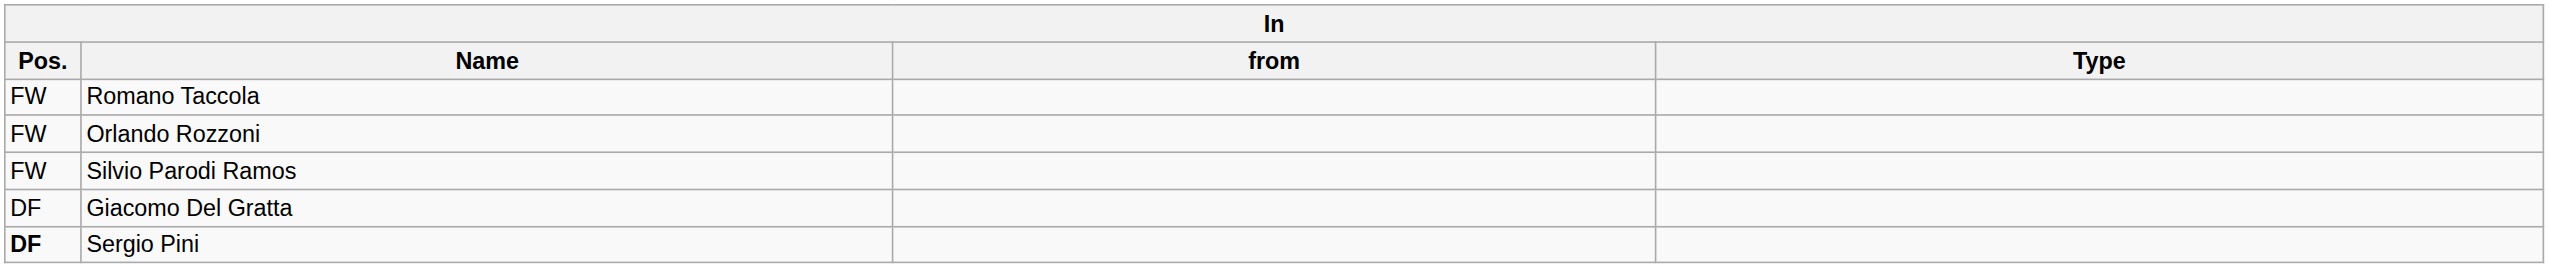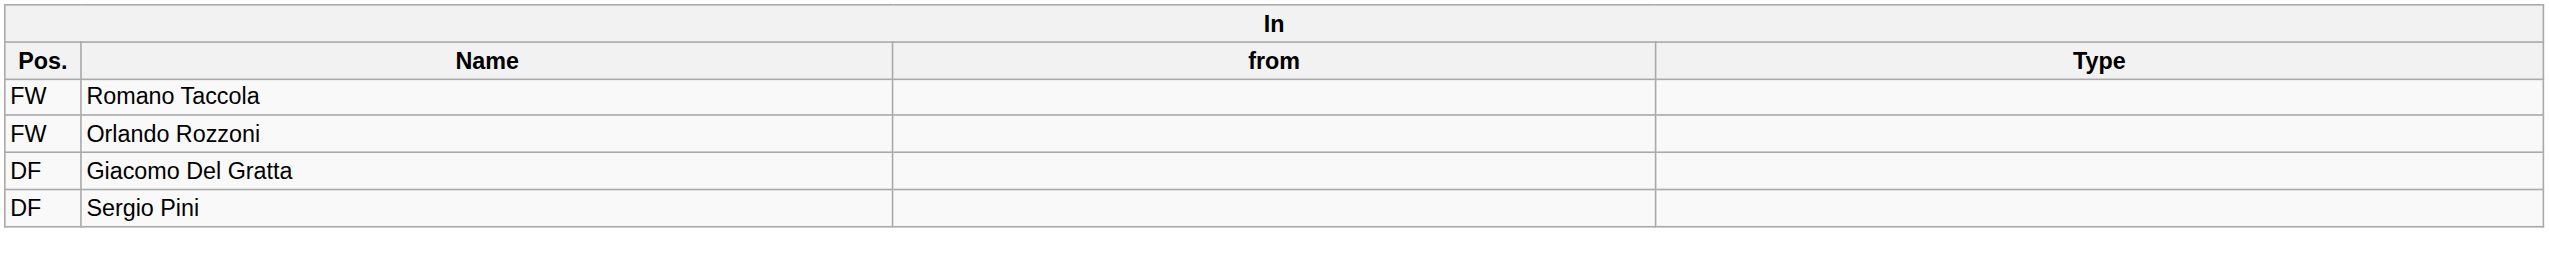- row: (191, 171)
(26, 245) bold -> (26, 208) normal
